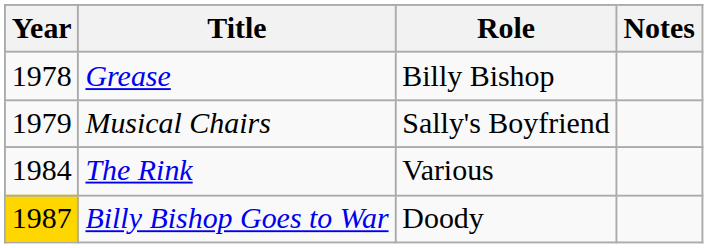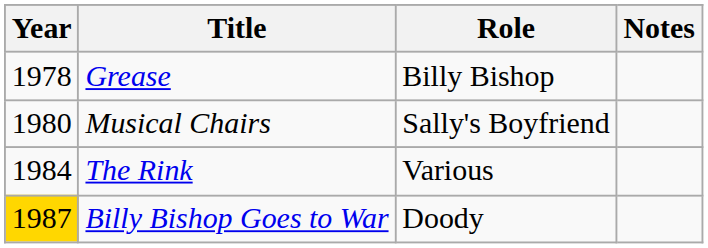(42, 123) 1979 -> (42, 123) 1980
